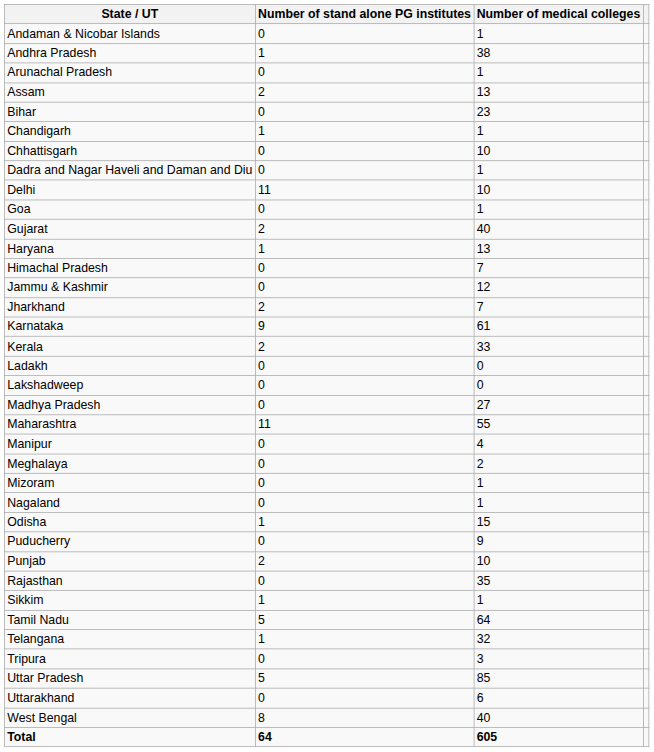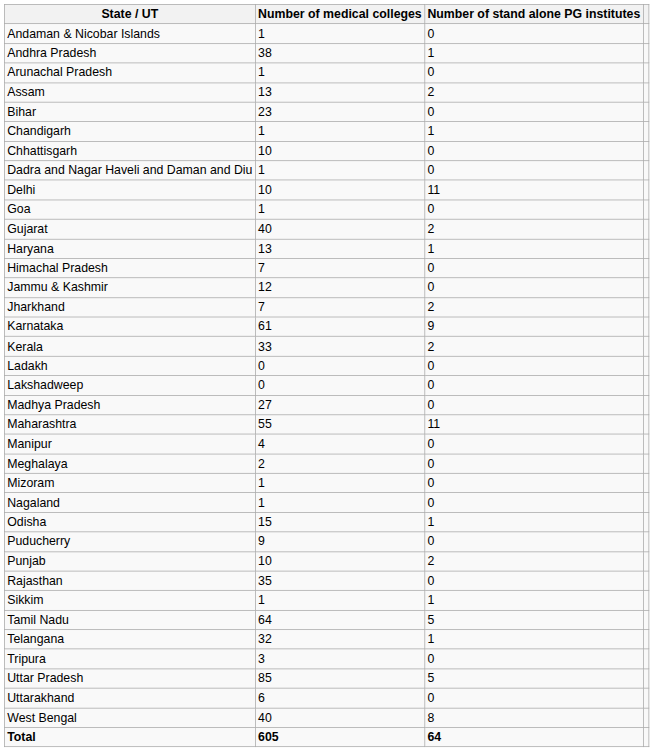columns swapped: (558, 14) <-> (365, 14)
